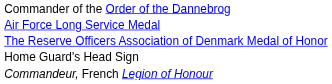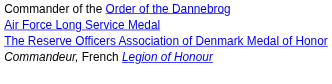- row: (71, 57)
